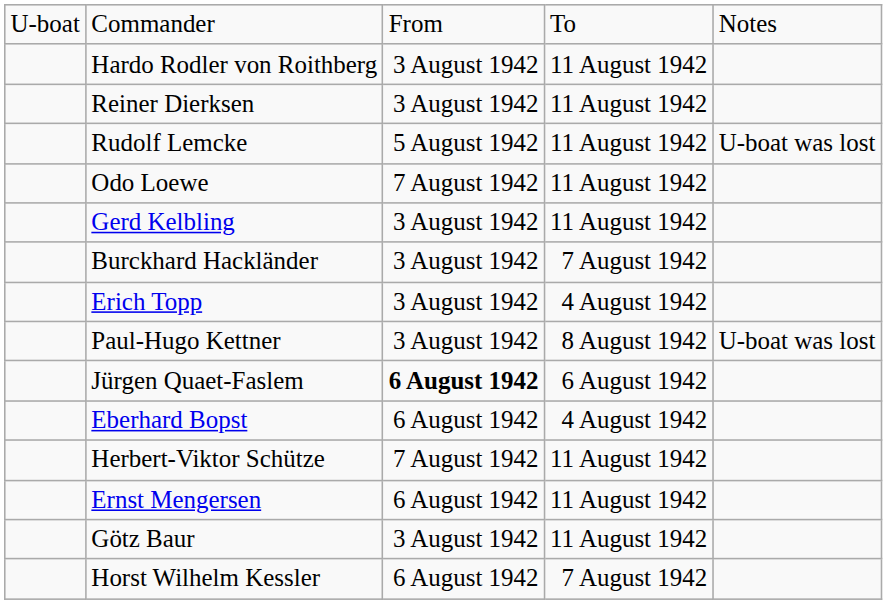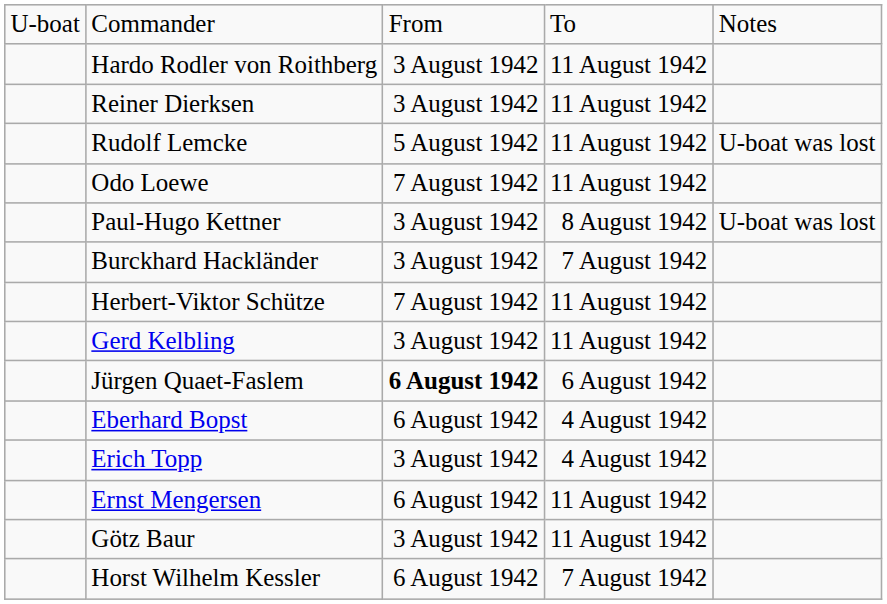rows swapped: (186, 340) <-> (163, 222)
rows swapped: (147, 301) <-> (208, 459)
